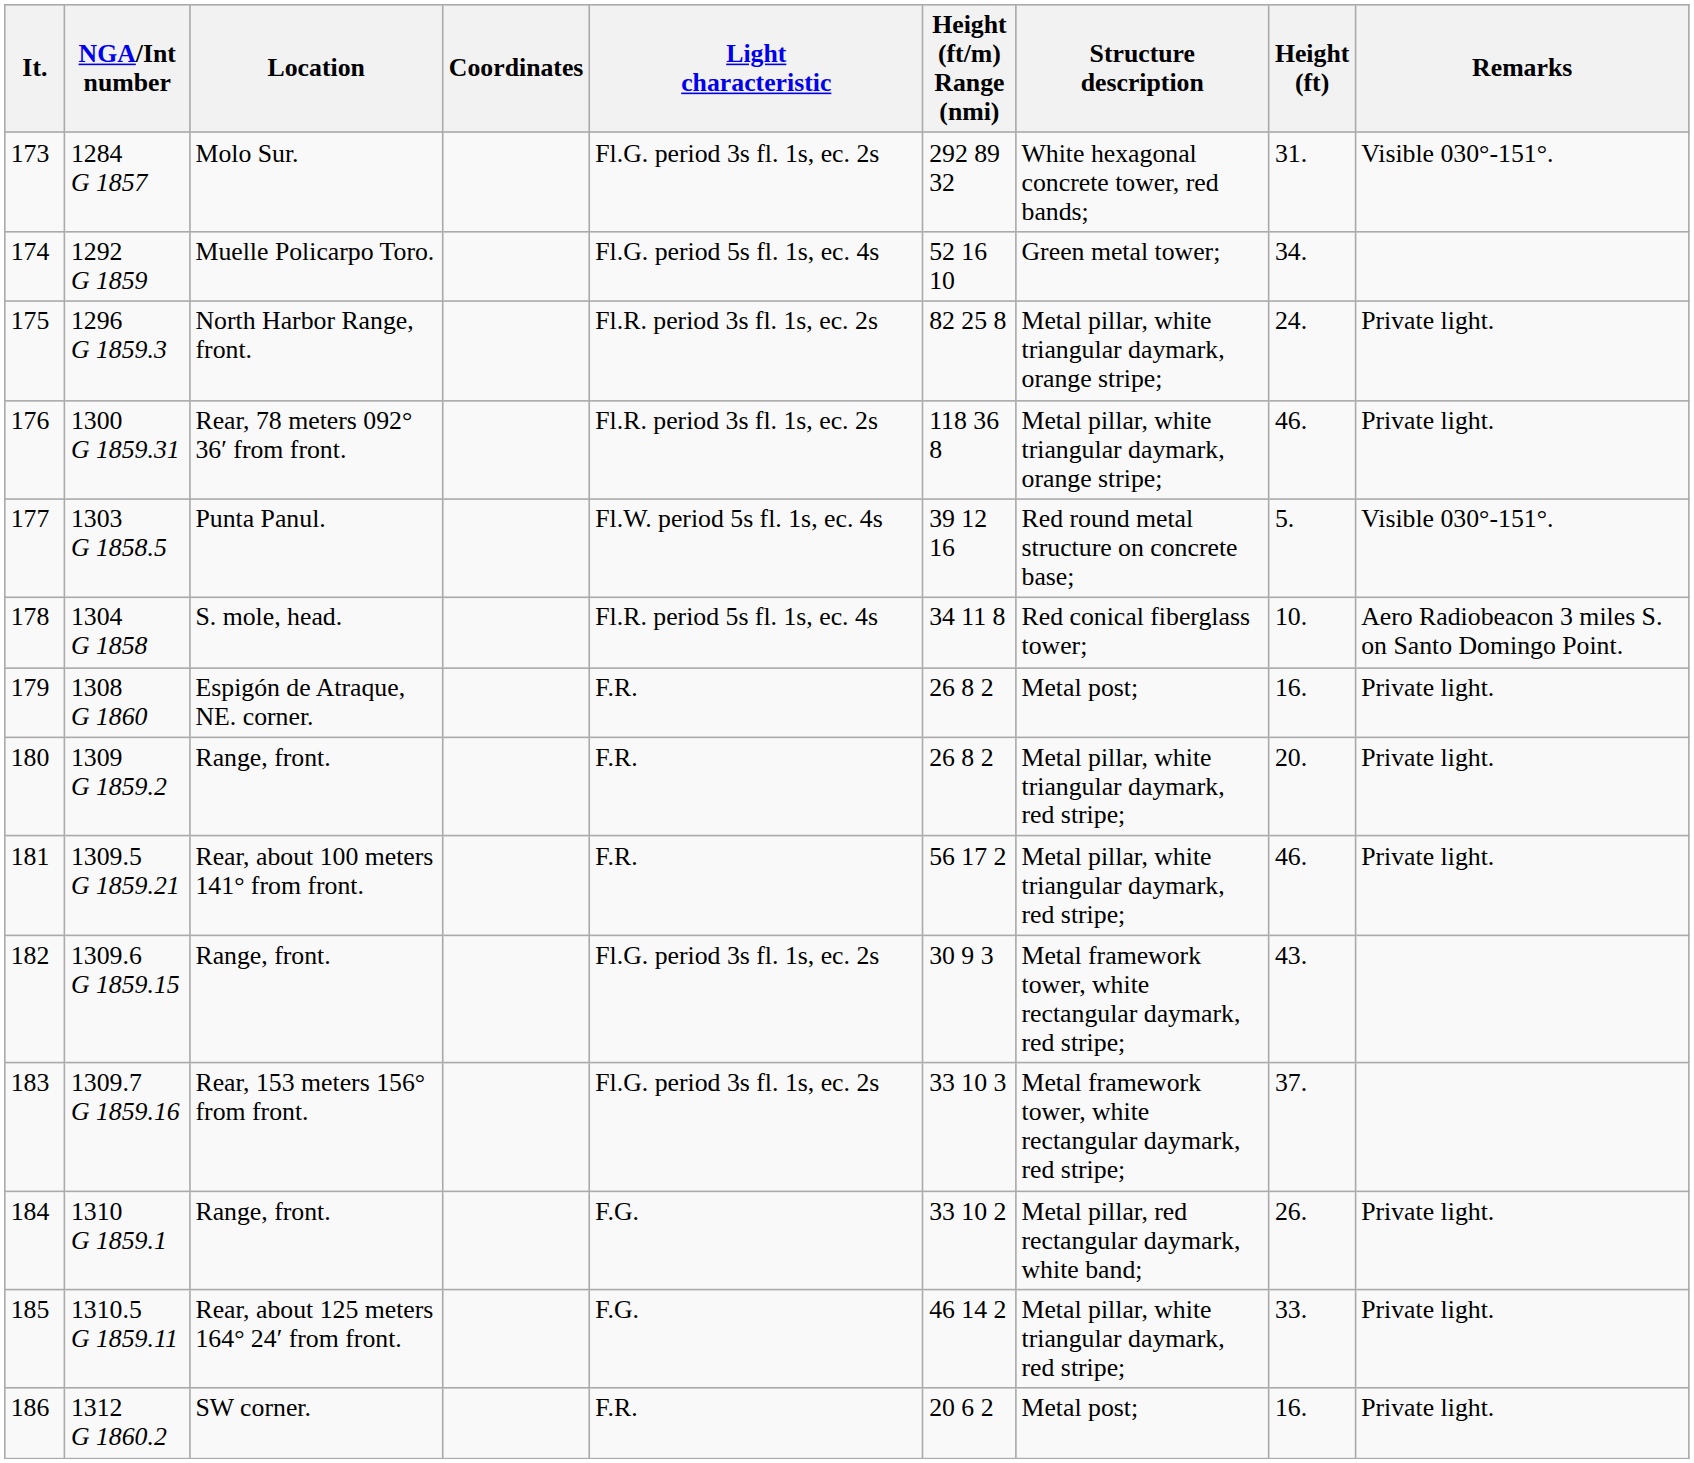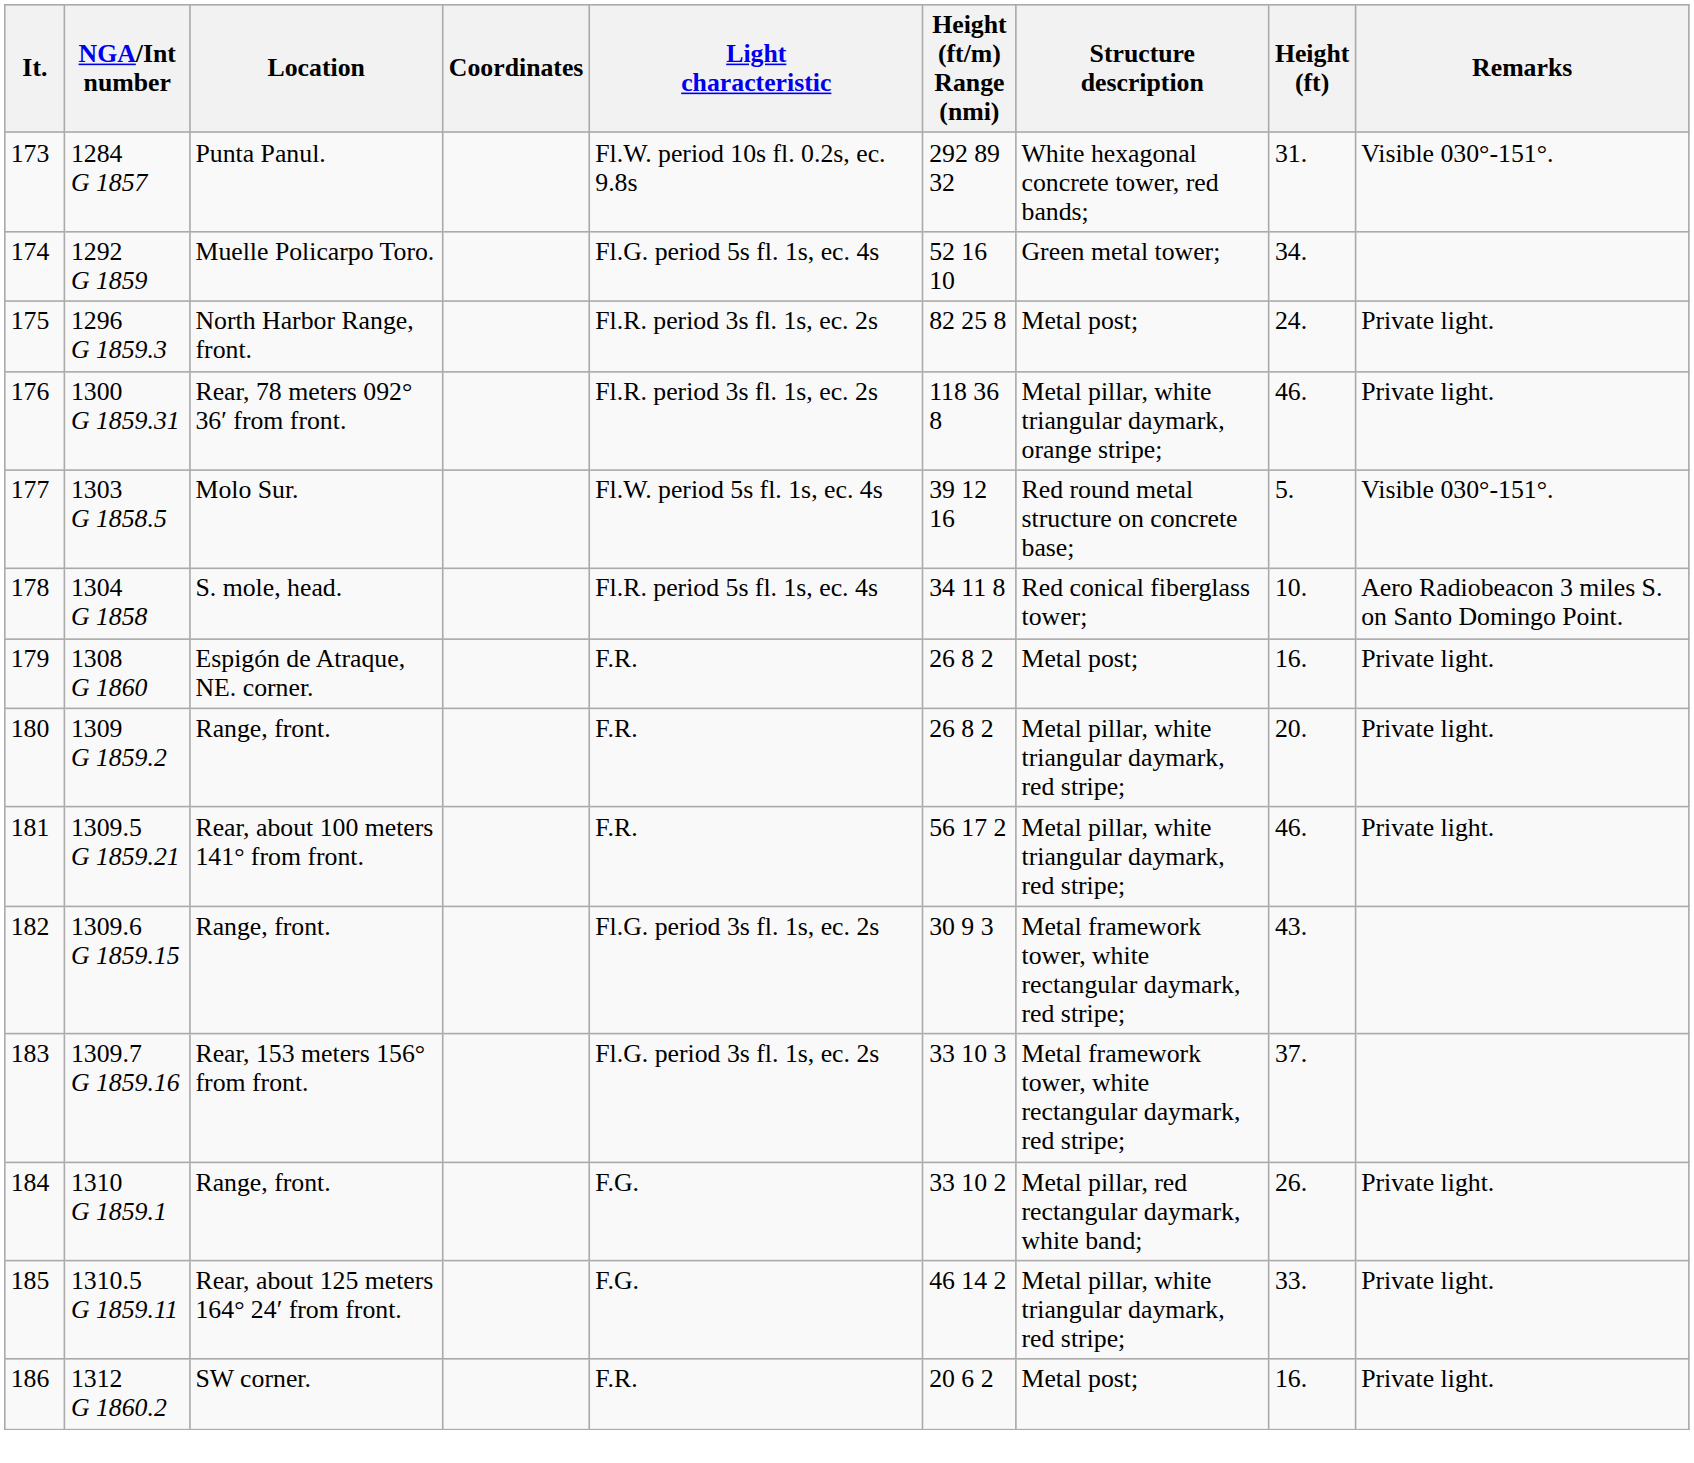(247, 152) Molo Sur. -> (261, 152) Punta Panul.
(737, 152) Fl.G. period 3s fl. 1s, ec. 2s -> (740, 167) Fl.W. period 10s fl. 0.2s, ec. 9.8s
(1123, 350) Metal pillar, white triangular daymark, orange stripe; -> (1080, 321) Metal post;
(261, 518) Punta Panul. -> (247, 490) Molo Sur.
